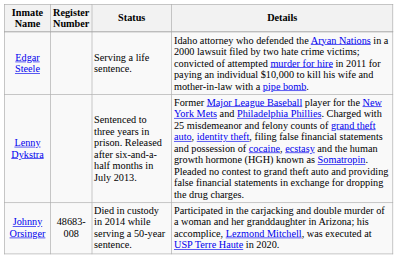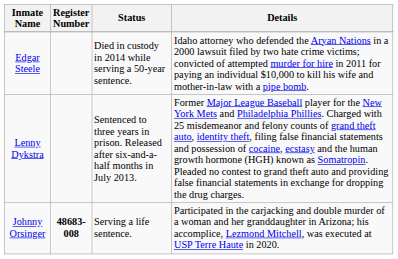(122, 63) Serving a life sentence. -> (130, 63) Died in custody in 2014 while serving a 50-year sentence.
(71, 228) normal -> (71, 228) bold
(130, 228) Died in custody in 2014 while serving a 50-year sentence. -> (122, 228) Serving a life sentence.
